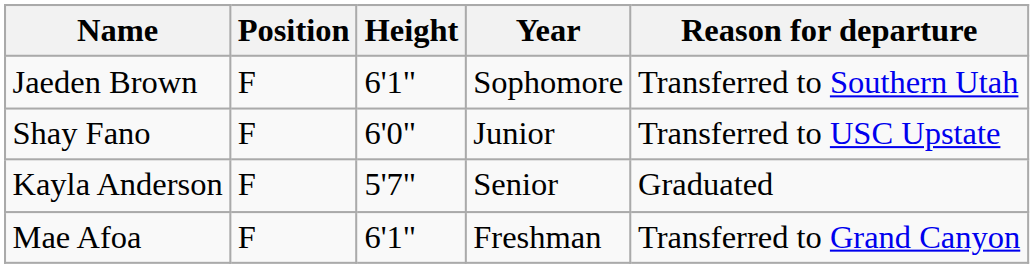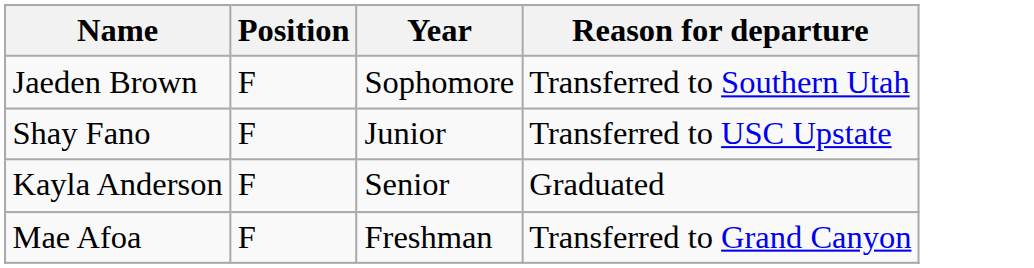- column: (411, 30)
